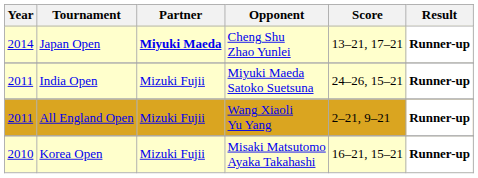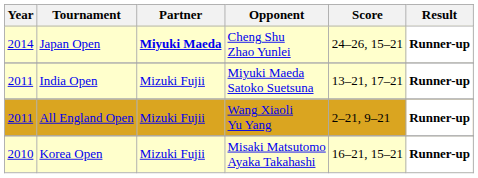(367, 44) 13–21, 17–21 -> (367, 44) 24–26, 15–21
(367, 81) 24–26, 15–21 -> (367, 81) 13–21, 17–21
